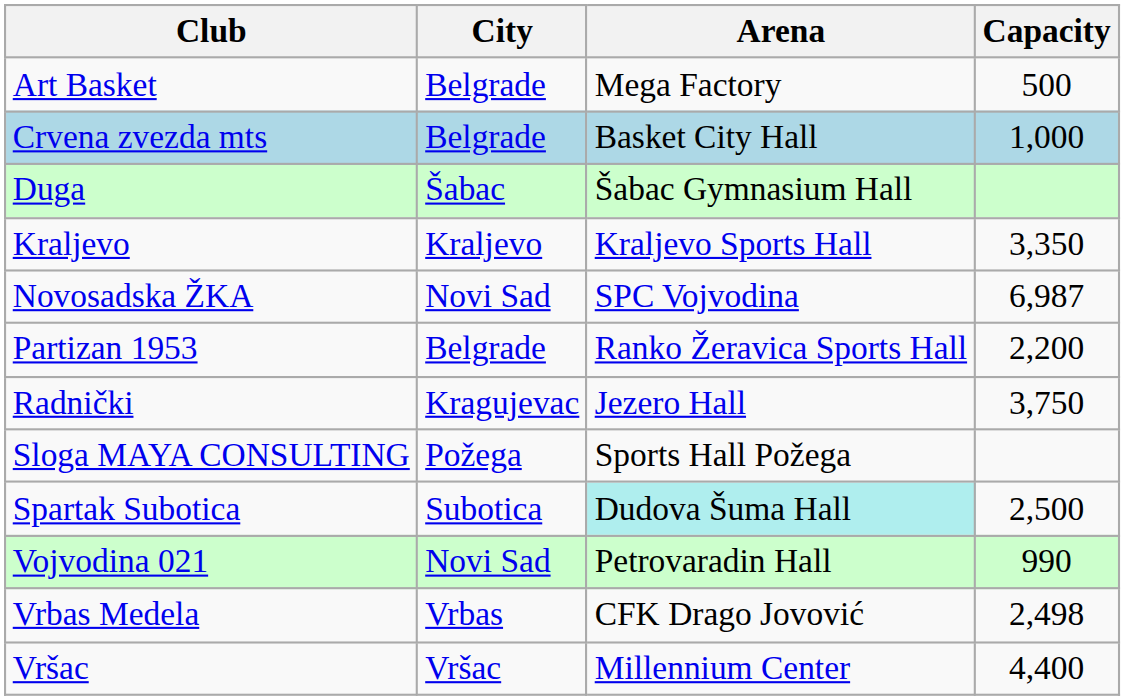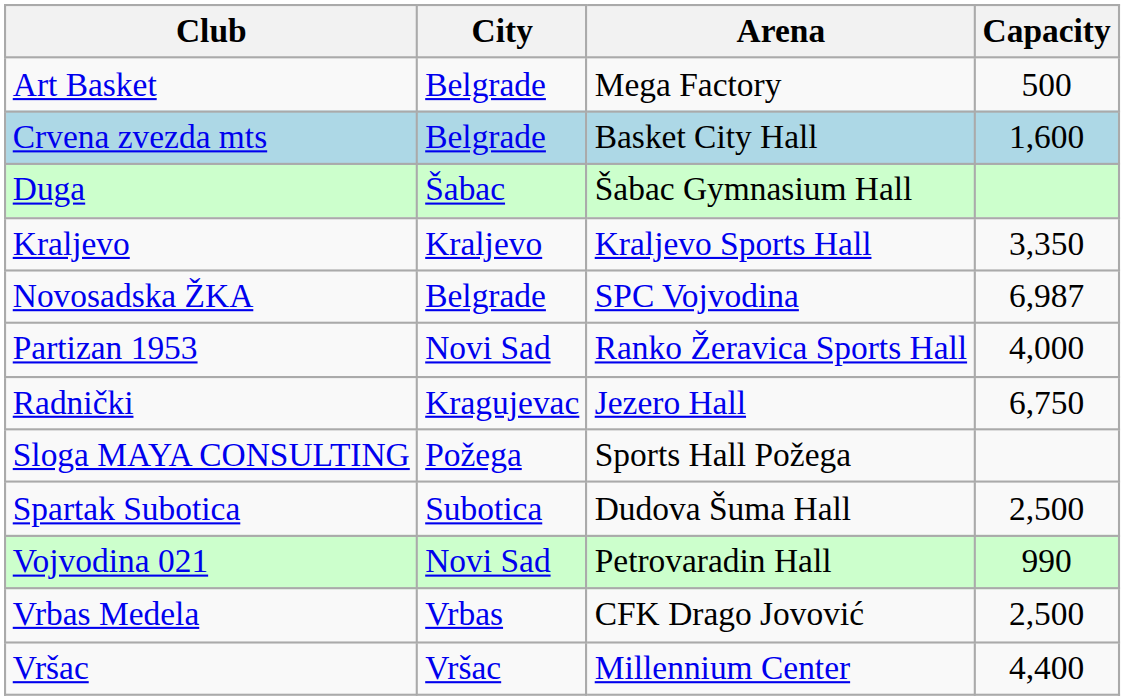(1047, 137) 1,000 -> (1047, 137) 1,600
(488, 296) Novi Sad -> (486, 296) Belgrade
(486, 349) Belgrade -> (488, 349) Novi Sad
(1047, 349) 2,200 -> (1047, 349) 4,000
(1047, 402) 3,750 -> (1047, 402) 6,750
(723, 508) paleturquoise background -> (723, 508) no background
(1047, 614) 2,498 -> (1047, 614) 2,500
